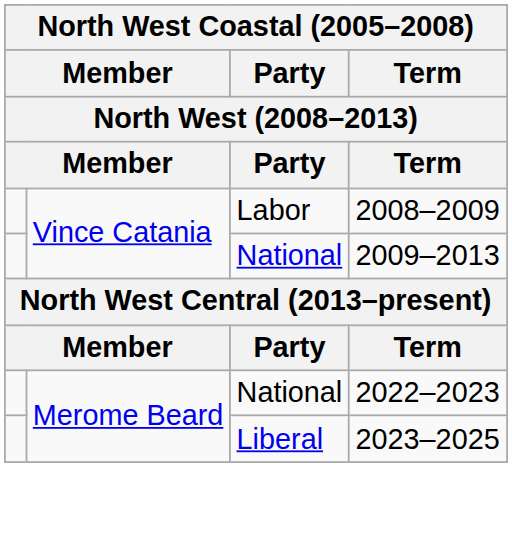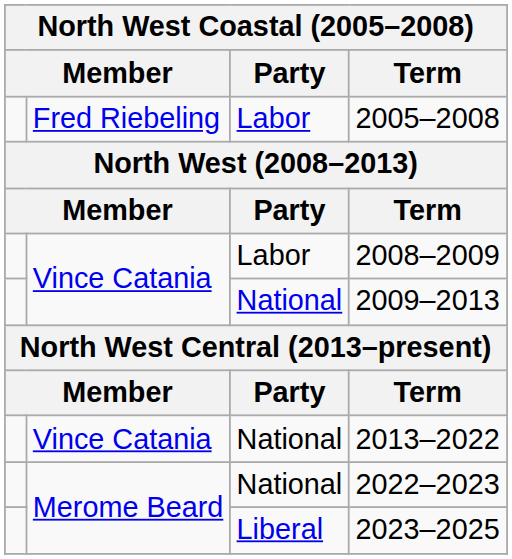+ row: (428, 118)
+ row: (428, 438)
